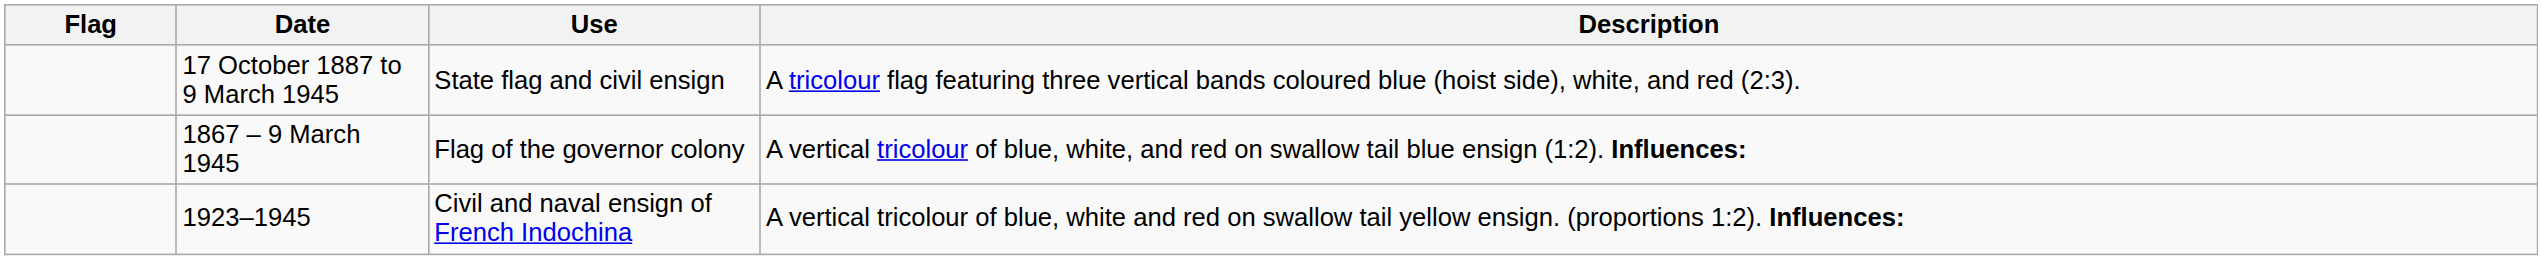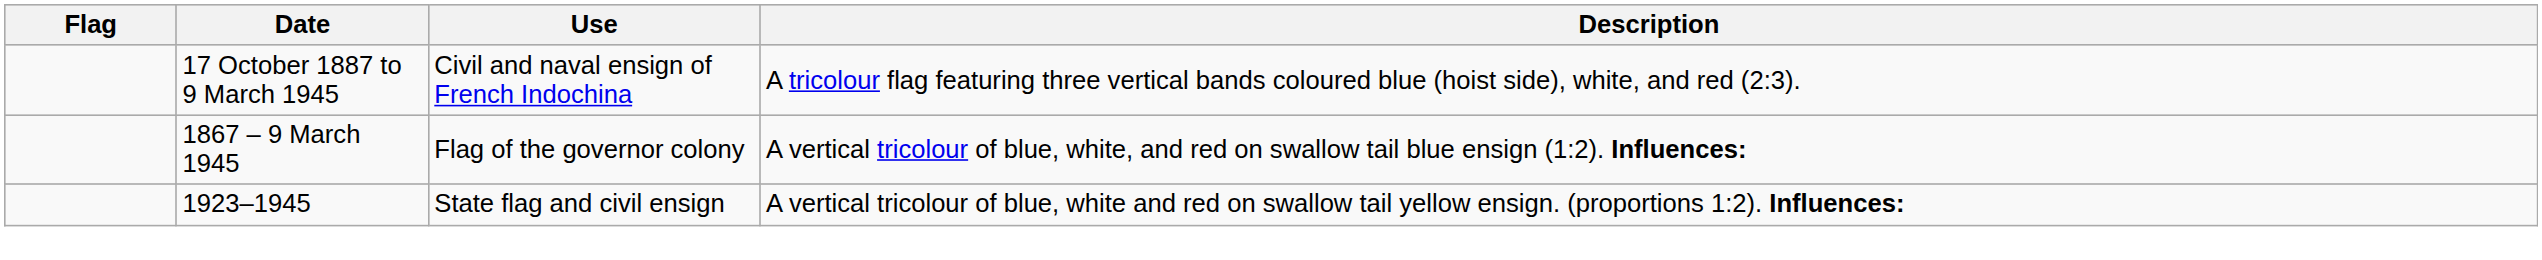(579, 79) State flag and civil ensign -> (573, 79) Civil and naval ensign of French Indochina
(573, 218) Civil and naval ensign of French Indochina -> (579, 204) State flag and civil ensign
